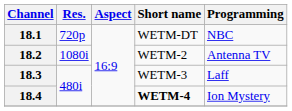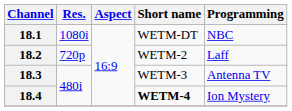(72, 34) 720p -> (74, 34) 1080i
(74, 55) 1080i -> (72, 55) 720p
(239, 55) Antenna TV -> (218, 55) Laff
(218, 75) Laff -> (239, 75) Antenna TV
